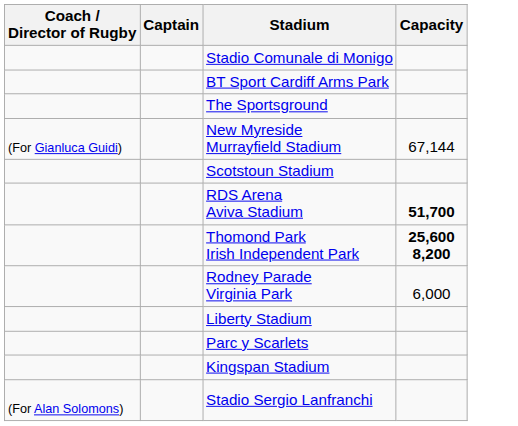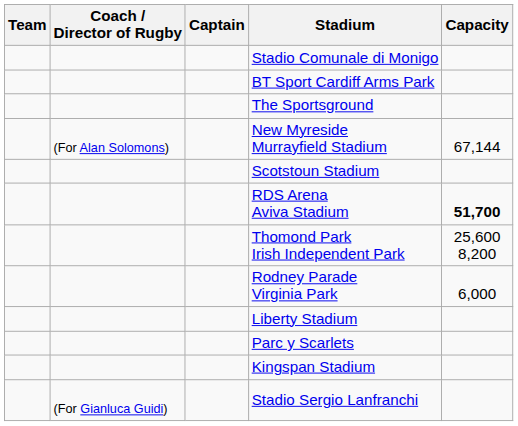+ column: (27, 25)
(65, 148) (For Gianluca Guidi) -> (111, 148) (For Alan Solomons)
(432, 245) bold -> (477, 245) normal
(66, 409) (For Alan Solomons) -> (111, 409) (For Gianluca Guidi)
